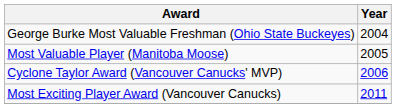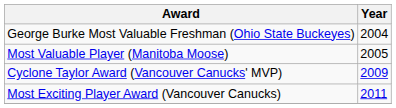(374, 73) 2006 -> (374, 73) 2009
